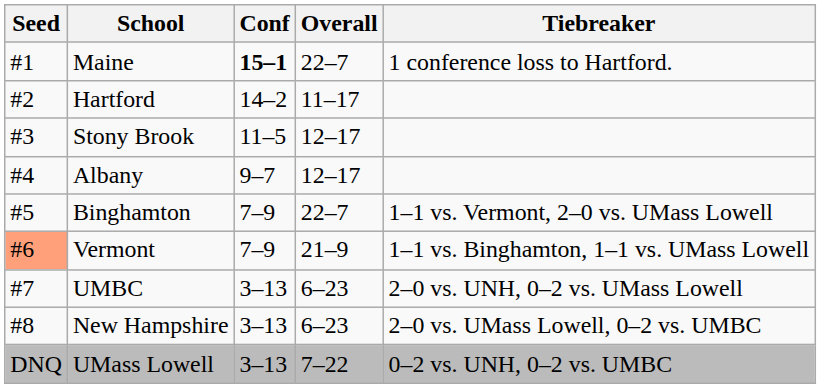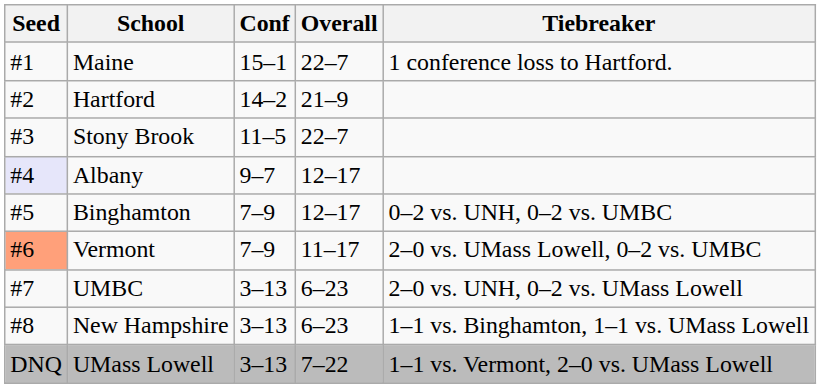(263, 61) bold -> (263, 61) normal
(330, 99) 11–17 -> (325, 99) 21–9
(331, 136) 12–17 -> (325, 136) 22–7
(22, 174) no background -> (22, 174) lavender background
(325, 212) 22–7 -> (331, 212) 12–17
(581, 212) 1–1 vs. Vermont, 2–0 vs. UMass Lowell -> (530, 212) 0–2 vs. UNH, 0–2 vs. UMBC
(325, 250) 21–9 -> (330, 250) 11–17
(599, 250) 1–1 vs. Binghamton, 1–1 vs. UMass Lowell -> (575, 250) 2–0 vs. UMass Lowell, 0–2 vs. UMBC
(575, 325) 2–0 vs. UMass Lowell, 0–2 vs. UMBC -> (599, 325) 1–1 vs. Binghamton, 1–1 vs. UMass Lowell
(530, 363) 0–2 vs. UNH, 0–2 vs. UMBC -> (581, 363) 1–1 vs. Vermont, 2–0 vs. UMass Lowell
